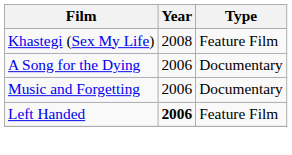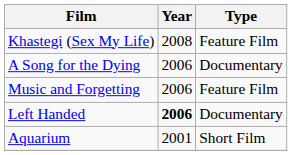(241, 89) Documentary -> (239, 89) Feature Film
(239, 114) Feature Film -> (241, 114) Documentary
+ row: (39, 138)
